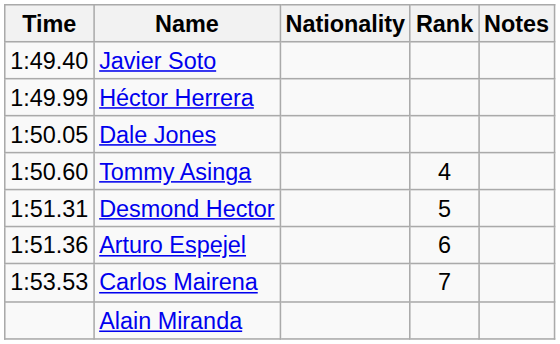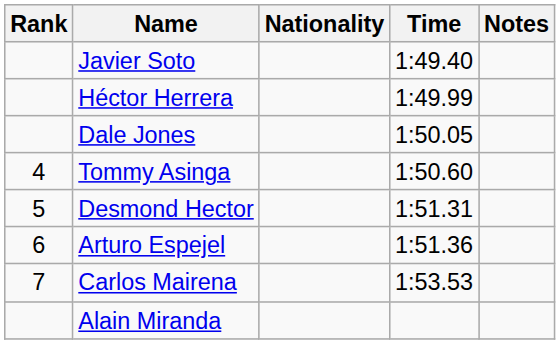columns swapped: (445, 23) <-> (49, 23)
